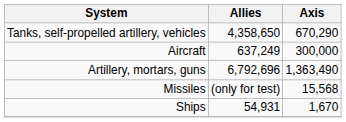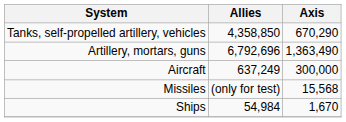(254, 32) 4,358,650 -> (254, 32) 4,358,850
rows swapped: (147, 70) <-> (187, 51)
(262, 107) 54,931 -> (262, 107) 54,984
